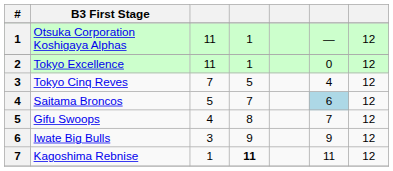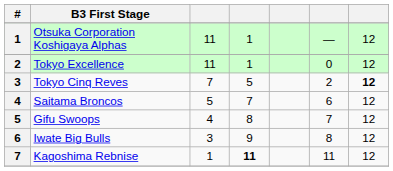(329, 83) 4 -> (329, 83) 2
(369, 83) normal -> (369, 83) bold
(329, 101) lightblue background -> (329, 101) no background
(329, 138) 9 -> (329, 138) 8
